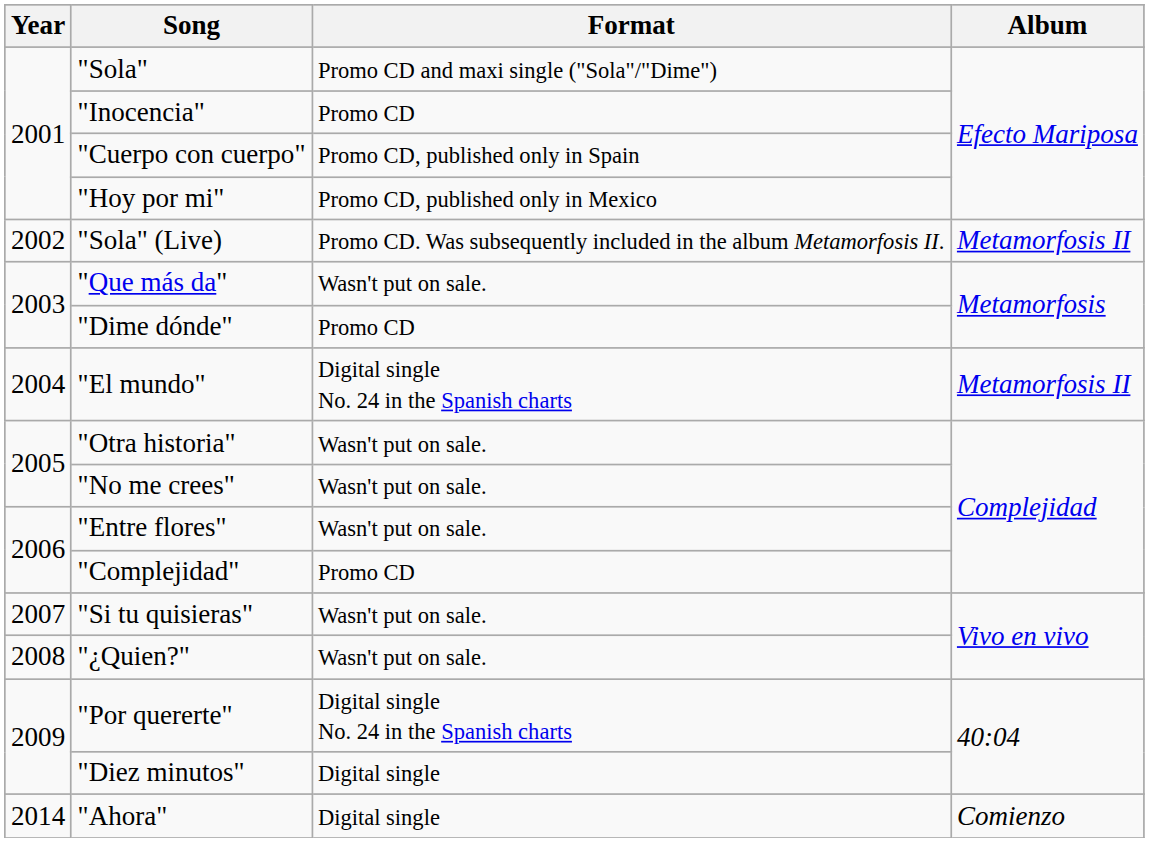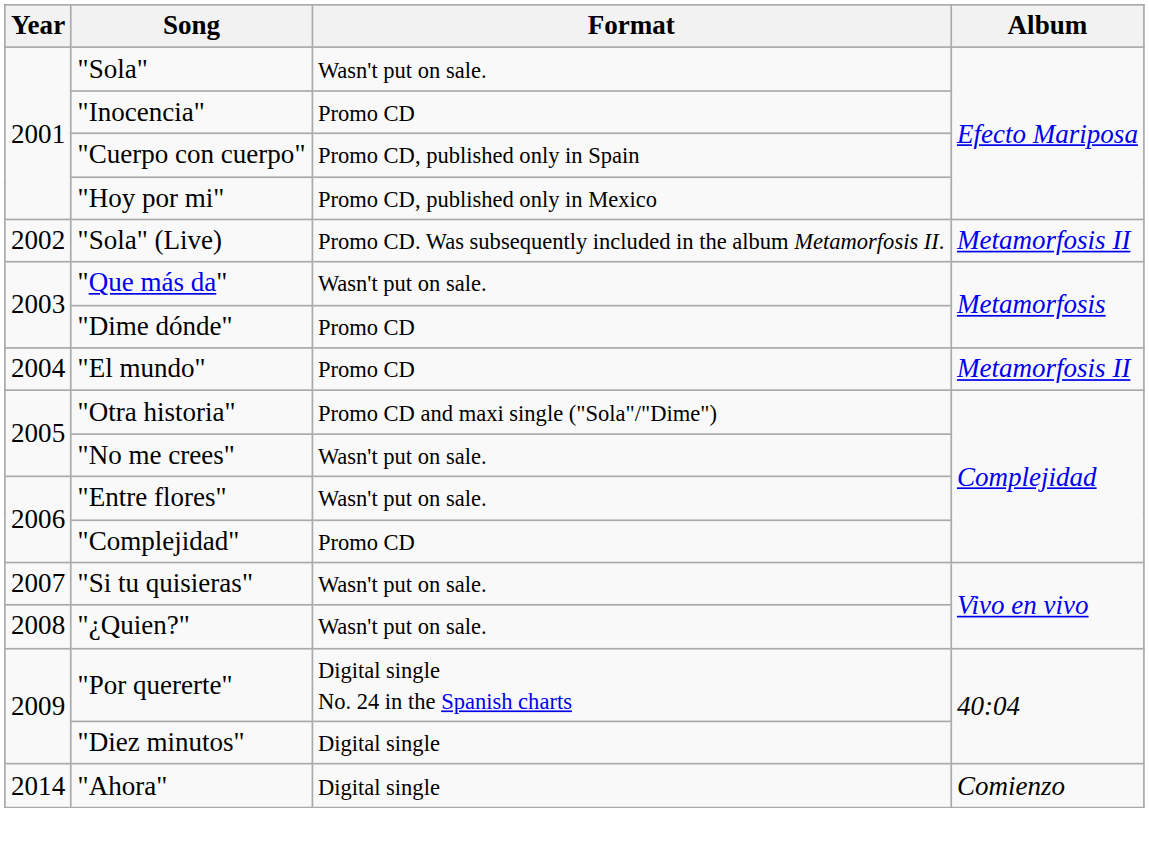(517, 70) Promo CD and maxi single ("Sola"/"Dime") -> (402, 70) Wasn't put on sale.
(445, 385) Digital single No. 24 in the Spanish charts -> (366, 370) Promo CD
(402, 444) Wasn't put on sale. -> (517, 413) Promo CD and maxi single ("Sola"/"Dime")
